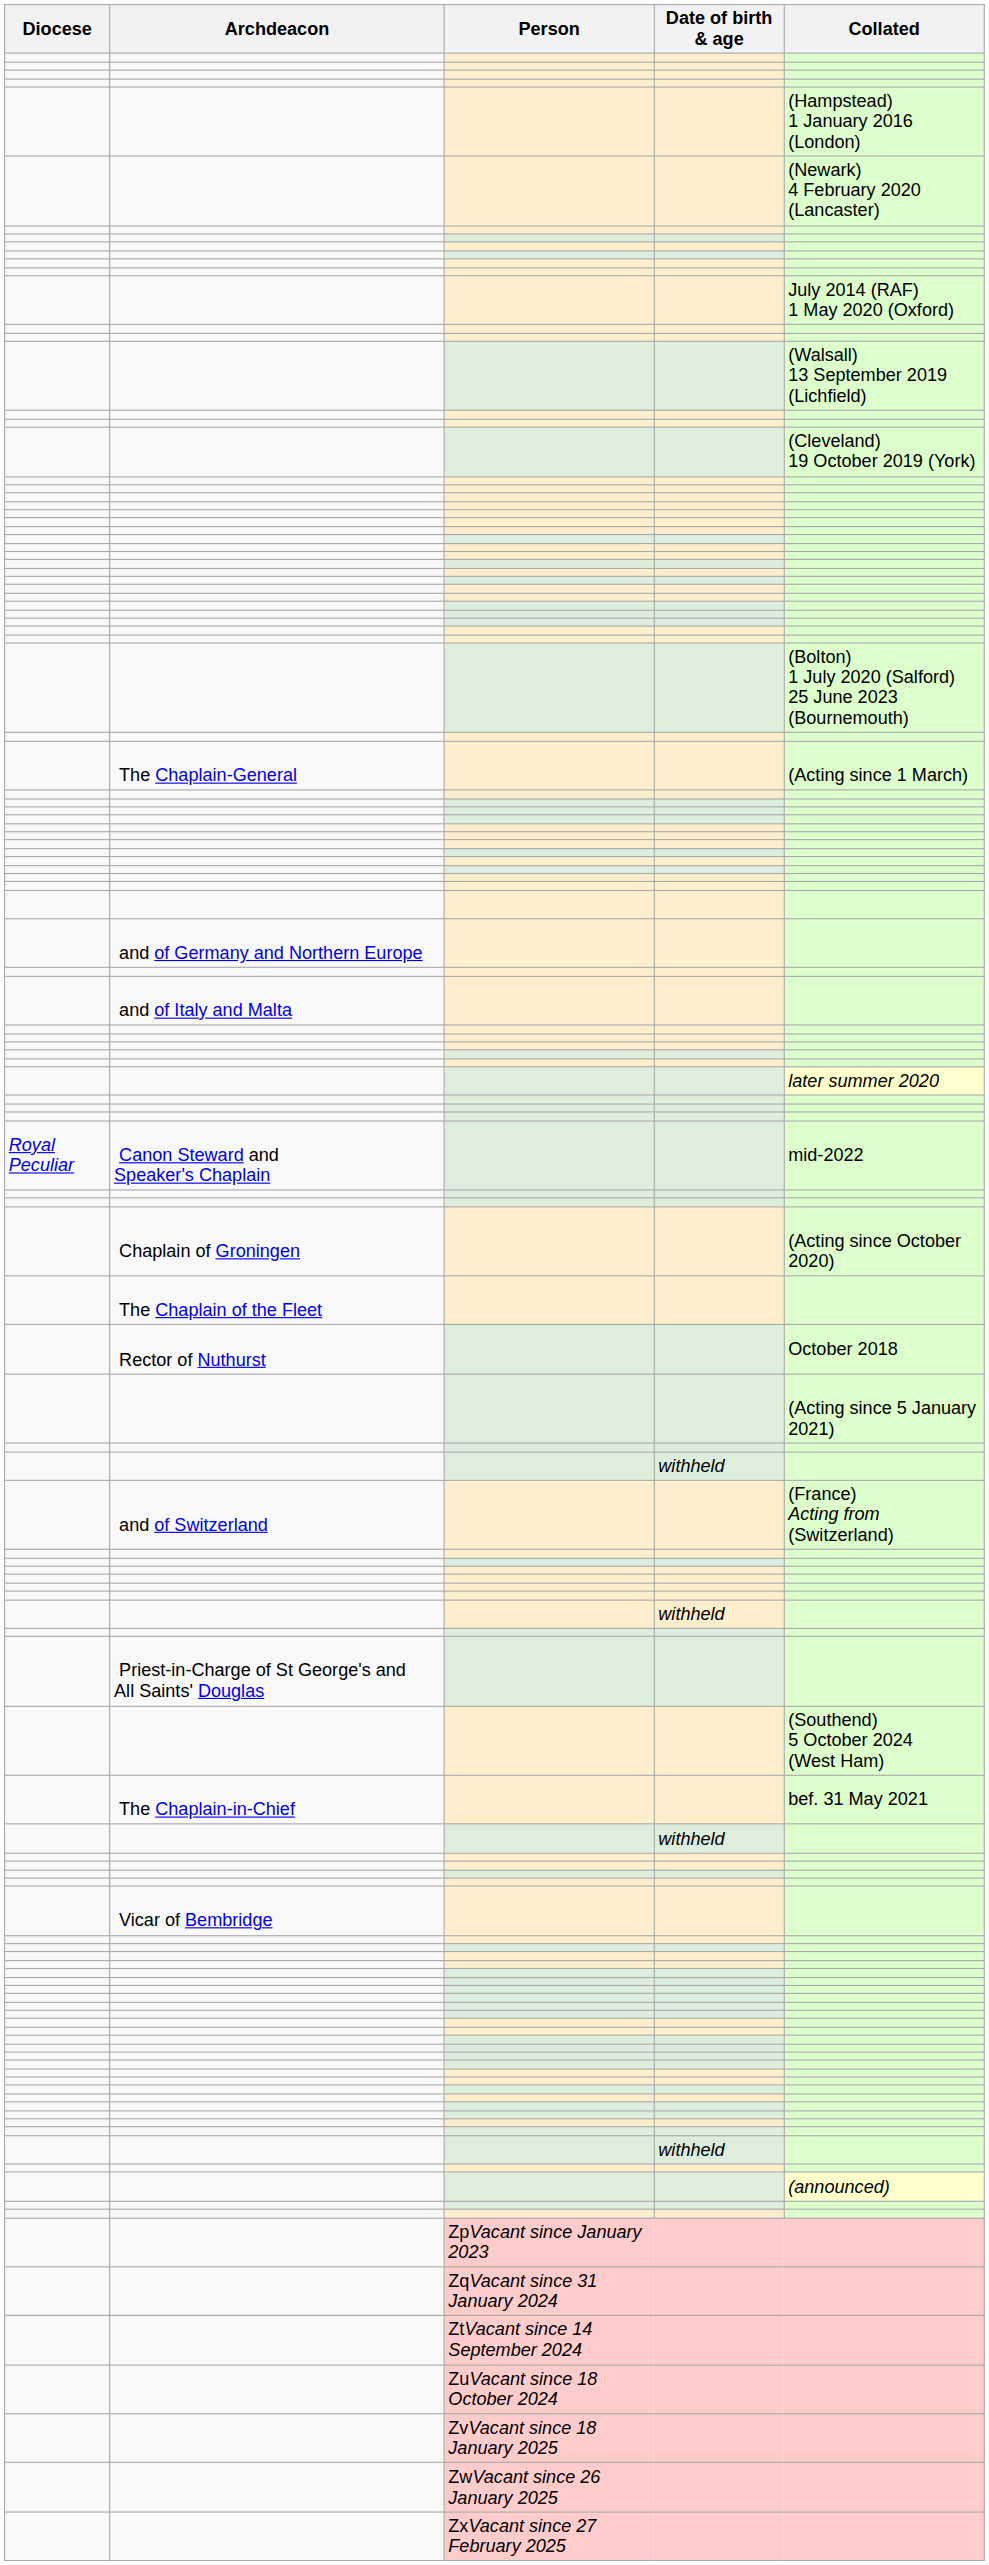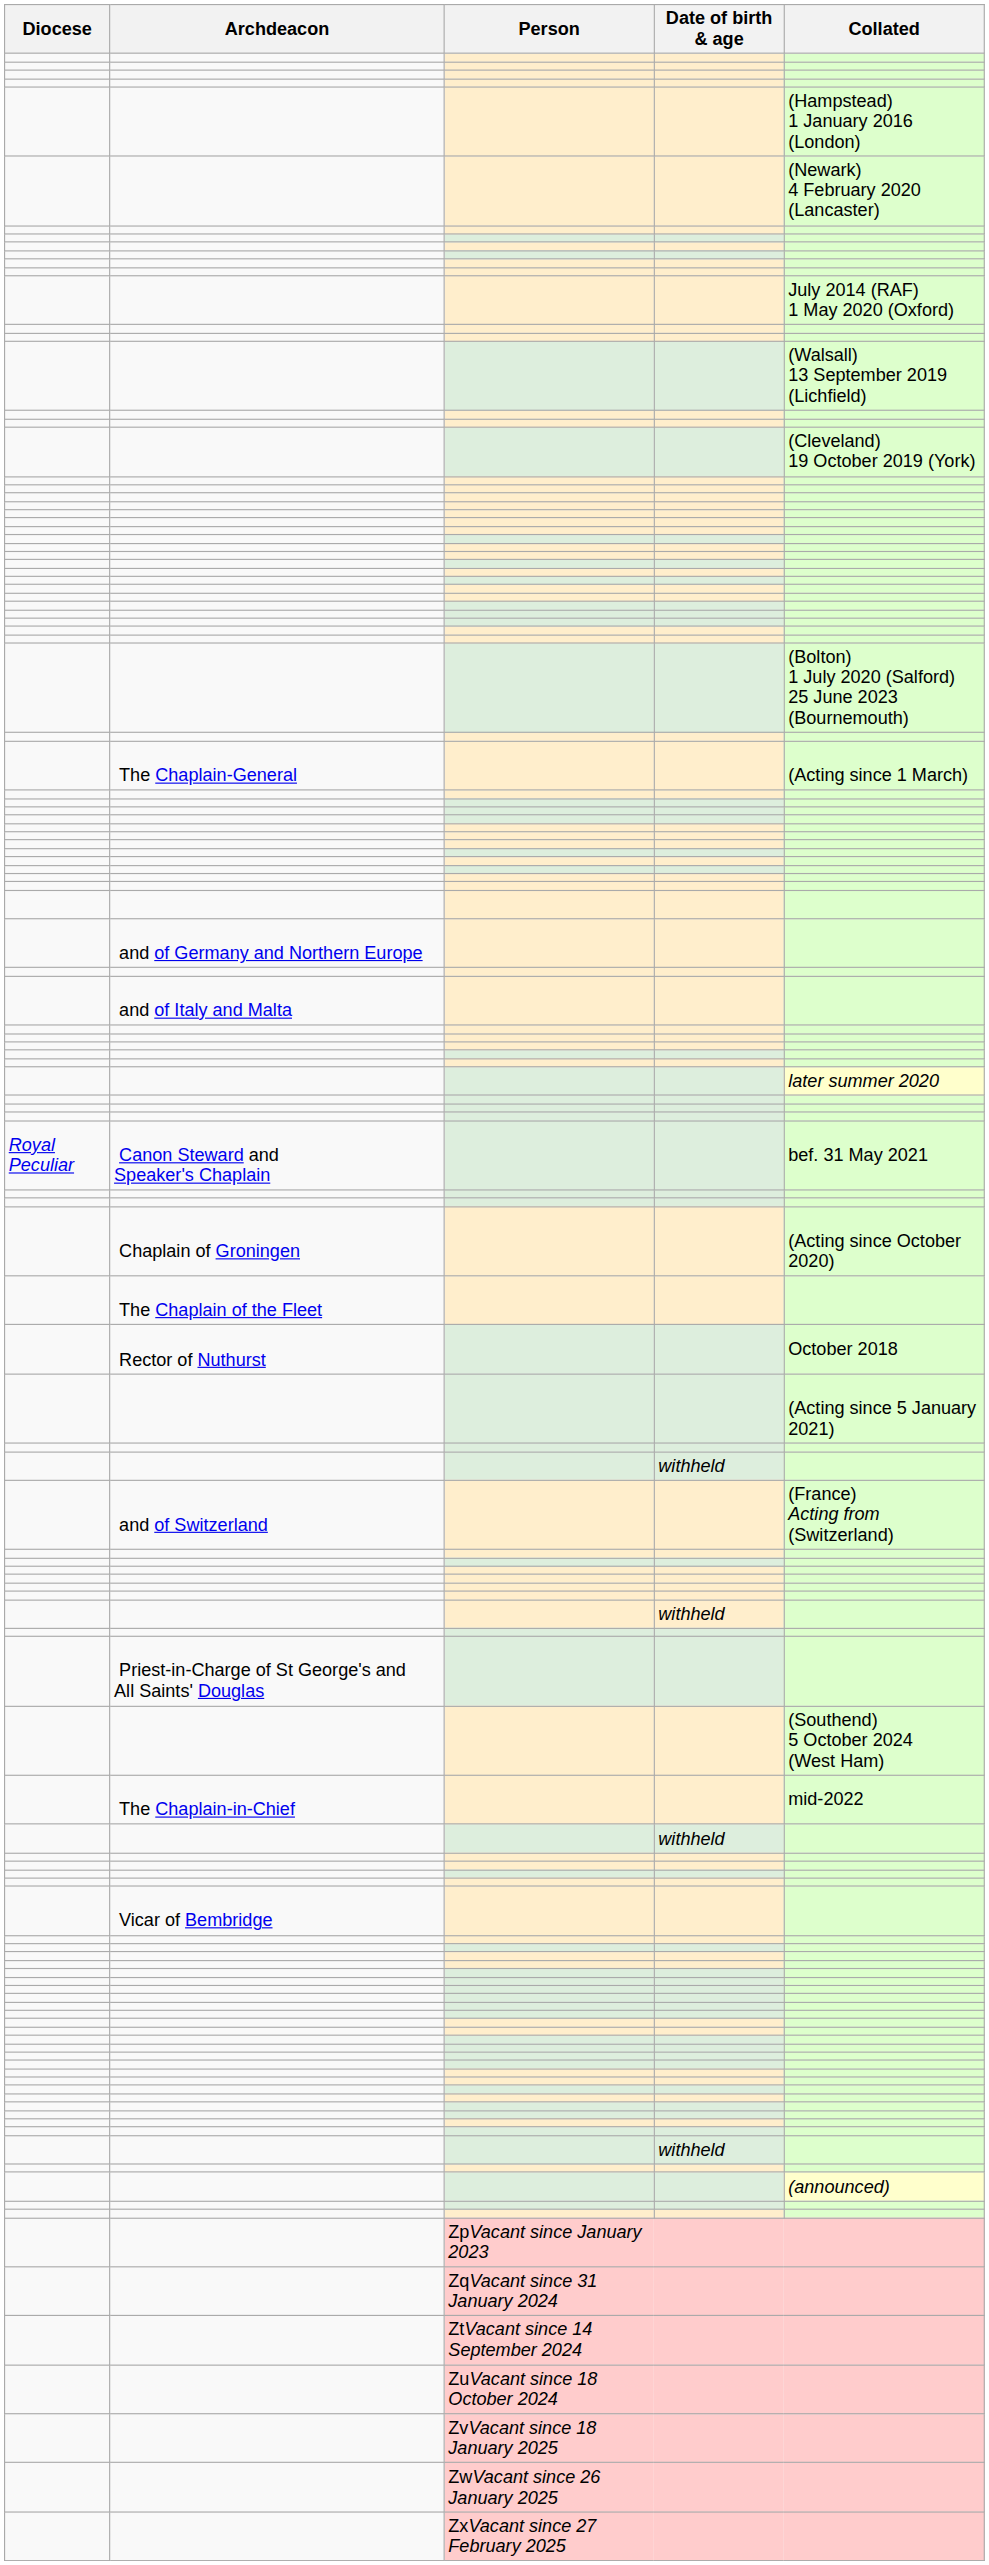(826, 1155) mid-2022 -> (858, 1155) bef. 31 May 2021
(858, 1799) bef. 31 May 2021 -> (826, 1799) mid-2022
